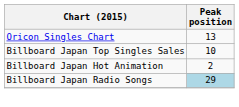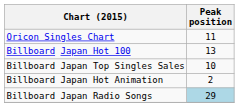(211, 37) 13 -> (211, 37) 11
+ row: (69, 51)
